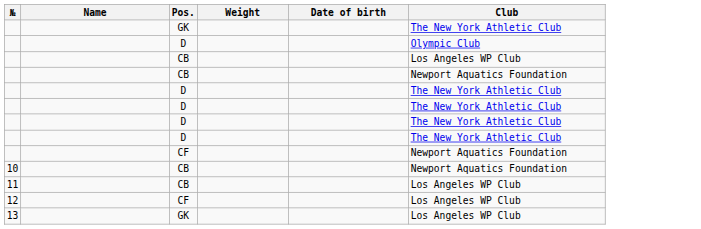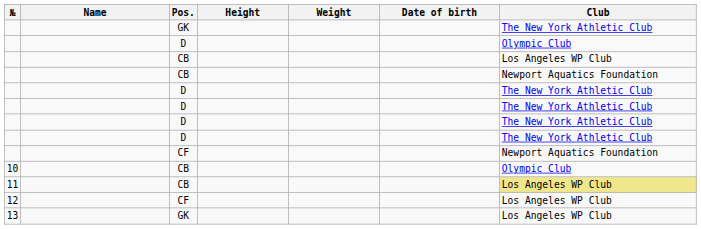+ column: (243, 12)
(489, 169) Newport Aquatics Foundation -> (537, 169) Olympic Club
(466, 185) no background -> (557, 185) khaki background
